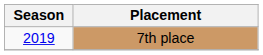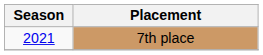(39, 38) 2019 -> (39, 38) 2021
